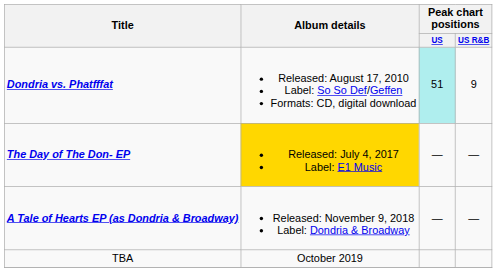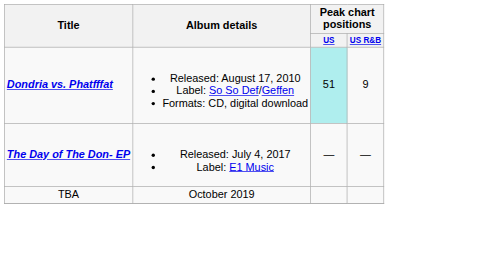(330, 161) gold background -> (222, 161) no background
- row: (123, 218)
